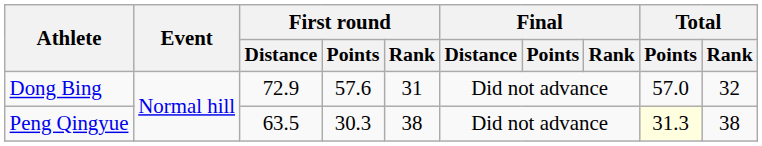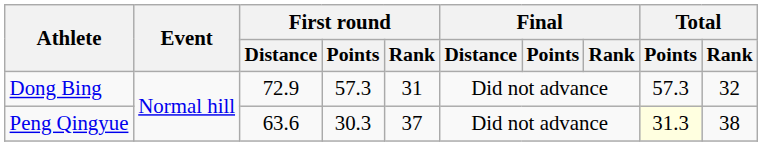(353, 89) 57.6 -> (353, 89) 57.3
(671, 89) 57.0 -> (671, 89) 57.3
(281, 123) 63.5 -> (281, 123) 63.6
(412, 123) 38 -> (412, 123) 37
